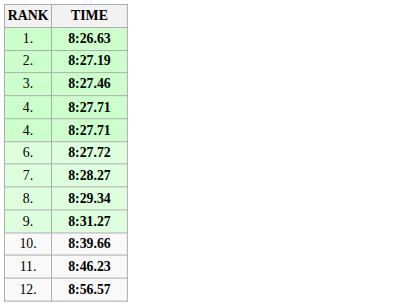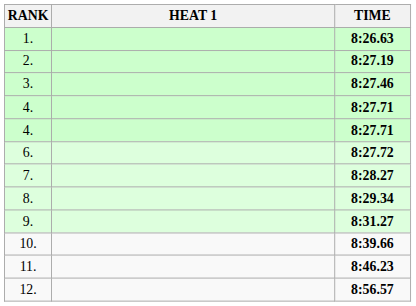+ column: (193, 16)
